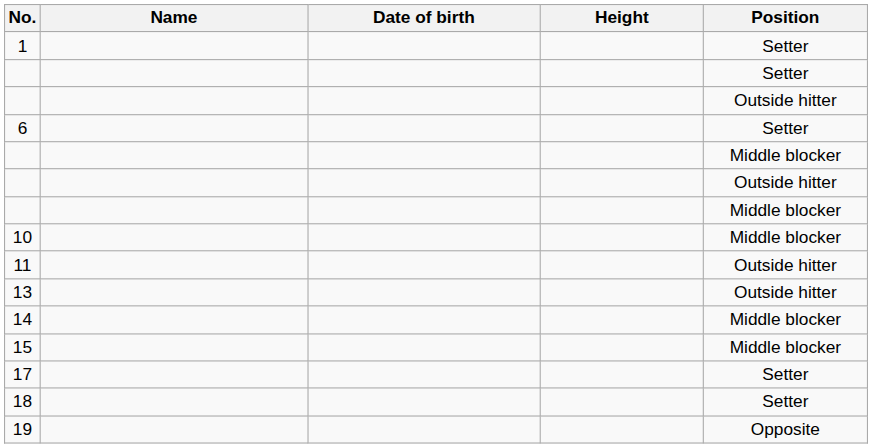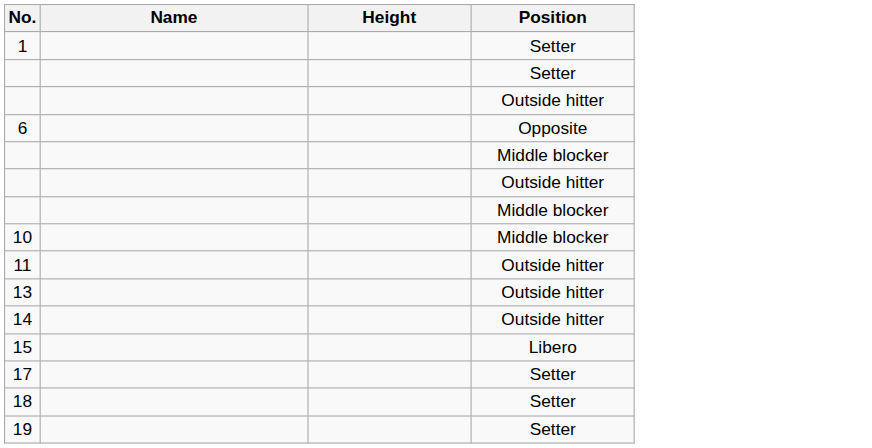- column: (424, 18)
(785, 127) Setter -> (553, 127) Opposite
(785, 319) Middle blocker -> (553, 319) Outside hitter
(785, 347) Middle blocker -> (553, 347) Libero
(785, 429) Opposite -> (553, 429) Setter
